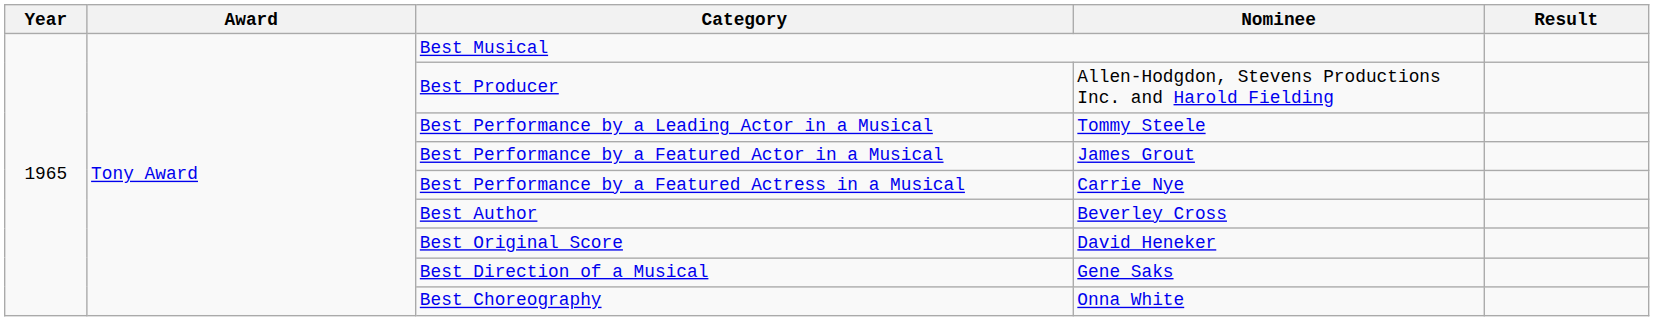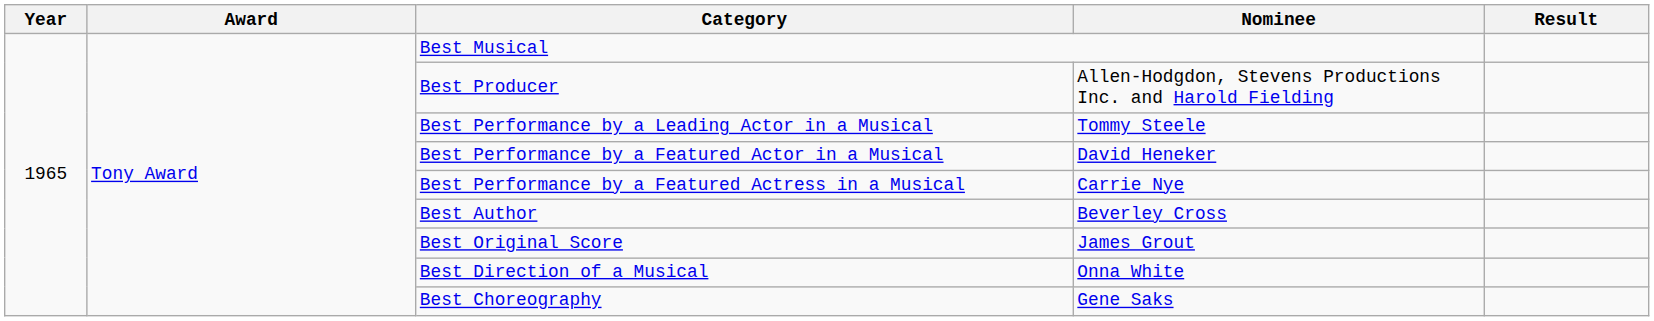(1136, 156) James Grout -> (1147, 156) David Heneker
(1147, 243) David Heneker -> (1136, 243) James Grout
(1125, 272) Gene Saks -> (1131, 272) Onna White
(1131, 301) Onna White -> (1125, 301) Gene Saks
